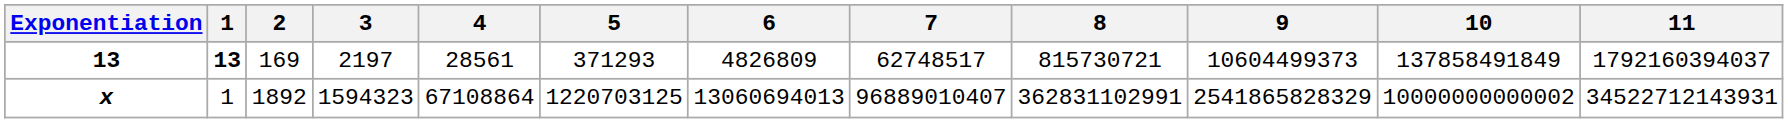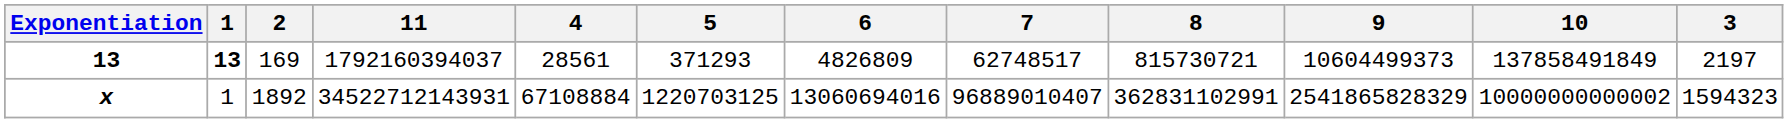columns swapped: (366, 24) <-> (1682, 24)
(480, 98) 67108864 -> (576, 98) 67108884
(769, 98) 13060694013 -> (865, 98) 13060694016
